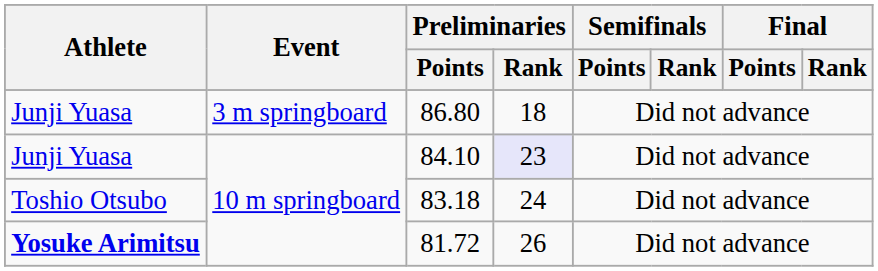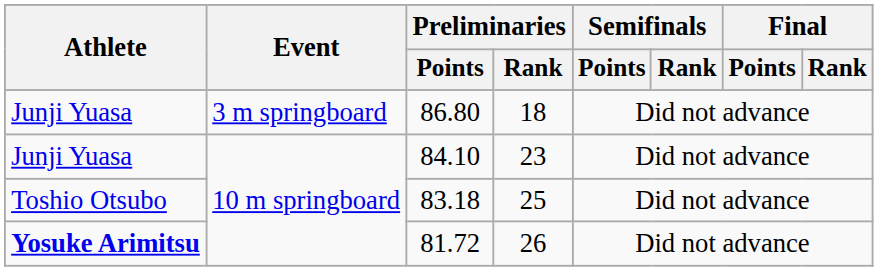(533, 156) lavender background -> (533, 156) no background
(533, 200) 24 -> (533, 200) 25
